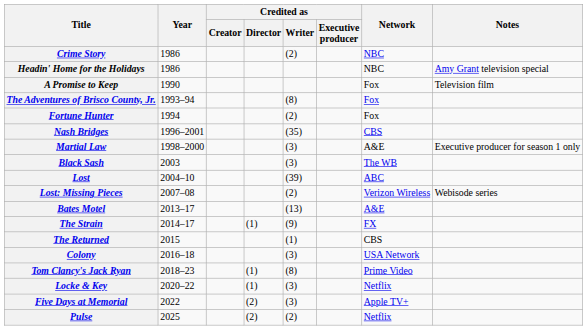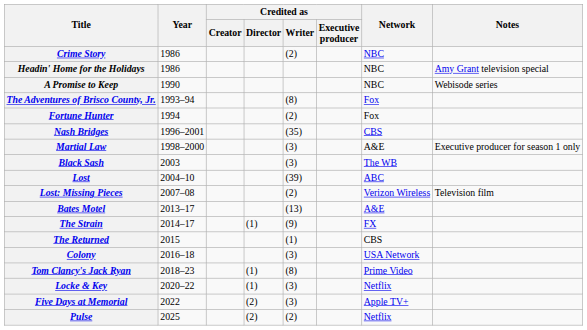(371, 85) Fox -> (374, 85) NBC
(464, 85) Television film -> (466, 85) Webisode series
(466, 193) Webisode series -> (464, 193) Television film
